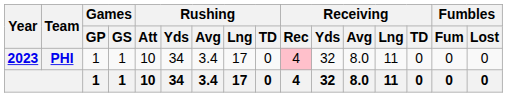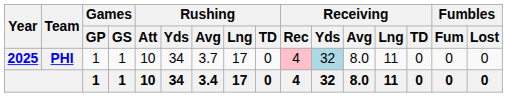(23, 59) 2023 -> (23, 59) 2025
(208, 59) 3.4 -> (208, 59) 3.7
(328, 59) no background -> (328, 59) lightblue background
